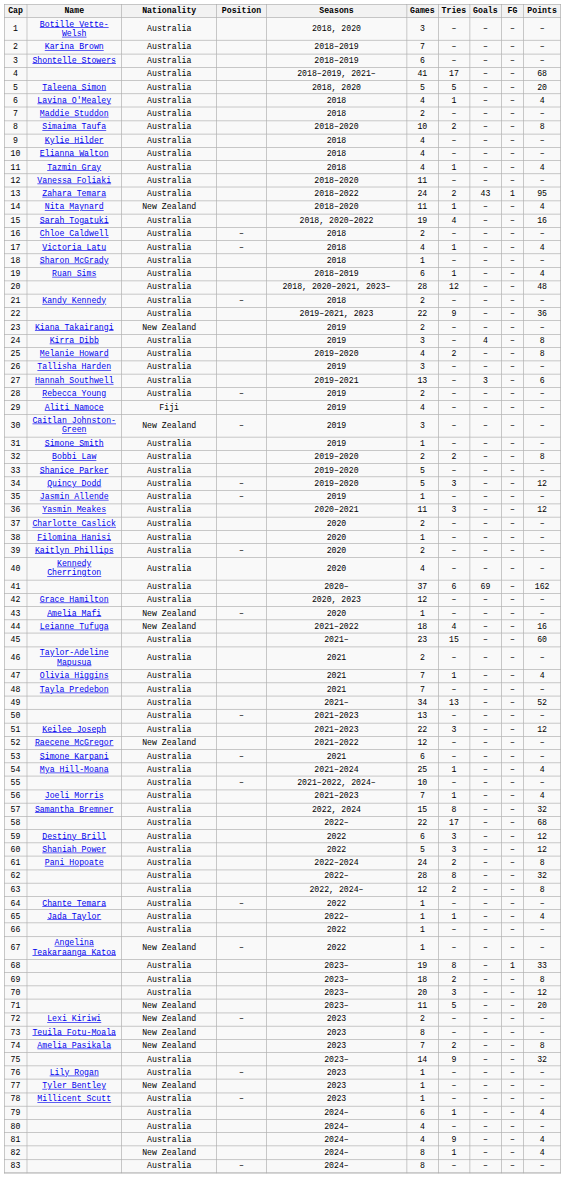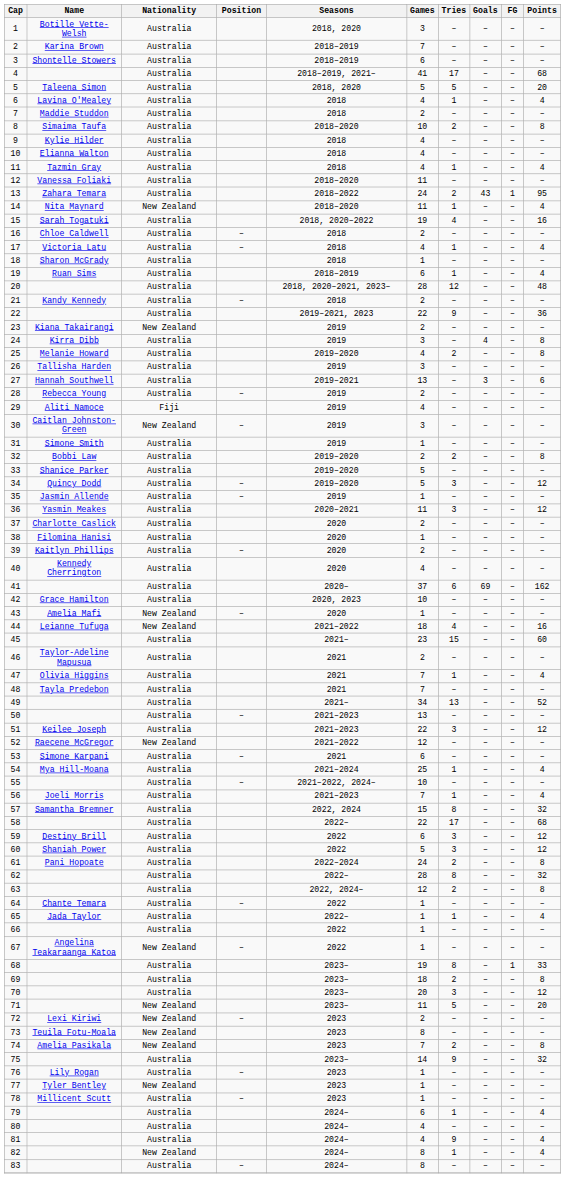(422, 600) 12 -> (422, 600) 10
